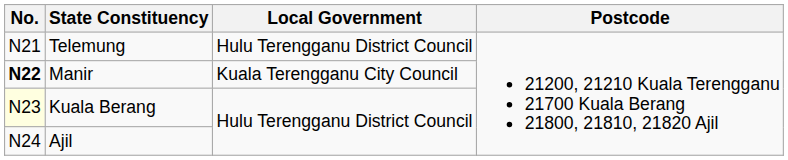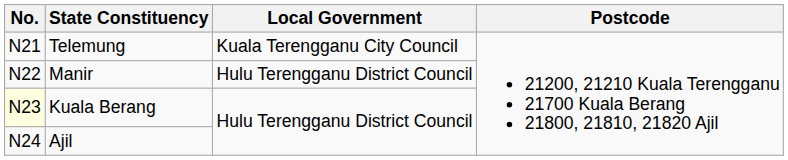(345, 46) Hulu Terengganu District Council -> (337, 46) Kuala Terengganu City Council
(25, 74) bold -> (25, 74) normal
(337, 74) Kuala Terengganu City Council -> (345, 74) Hulu Terengganu District Council
